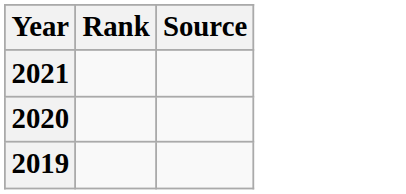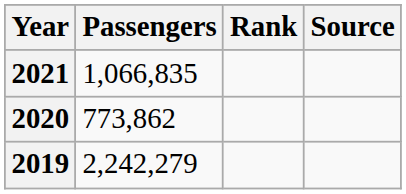+ column: (150, 27)
